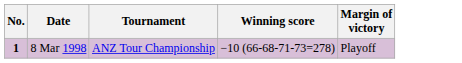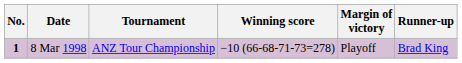+ column: (426, 21)
